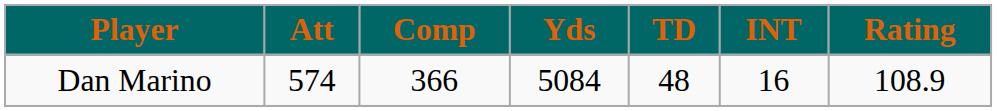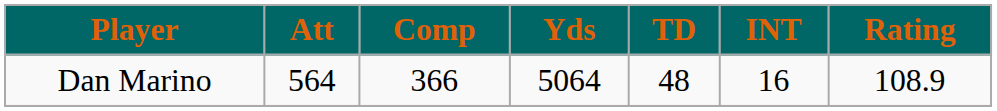(312, 79) 574 -> (312, 79) 564
(569, 79) 5084 -> (569, 79) 5064
